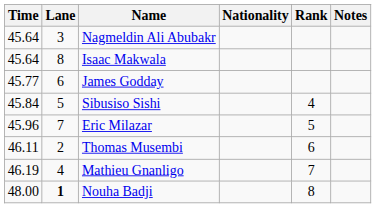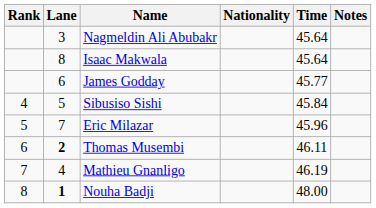columns swapped: (311, 15) <-> (23, 15)
(60, 147) normal -> (62, 147) bold
